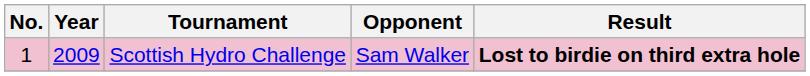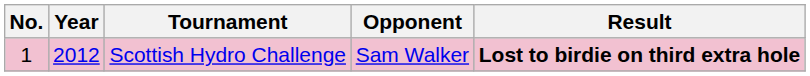(76, 55) 2009 -> (76, 55) 2012
